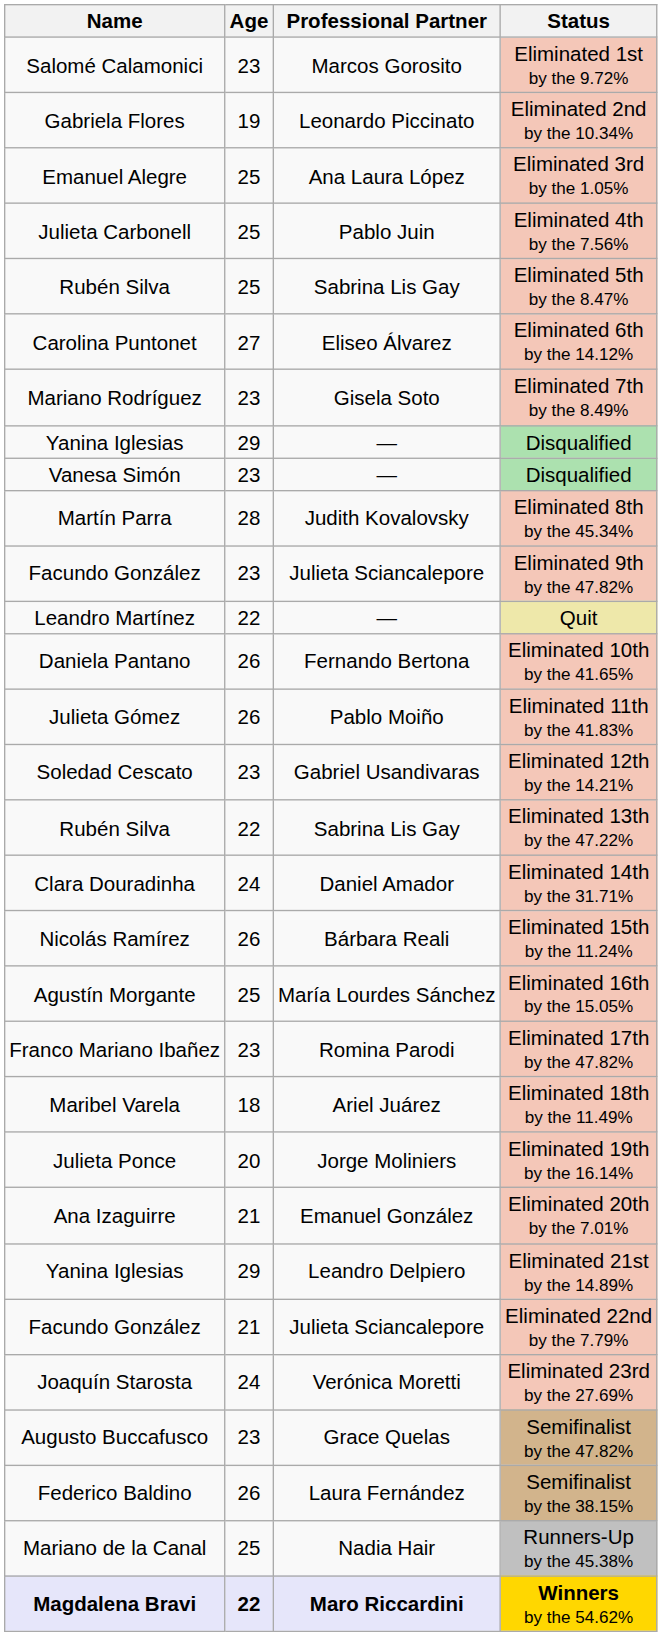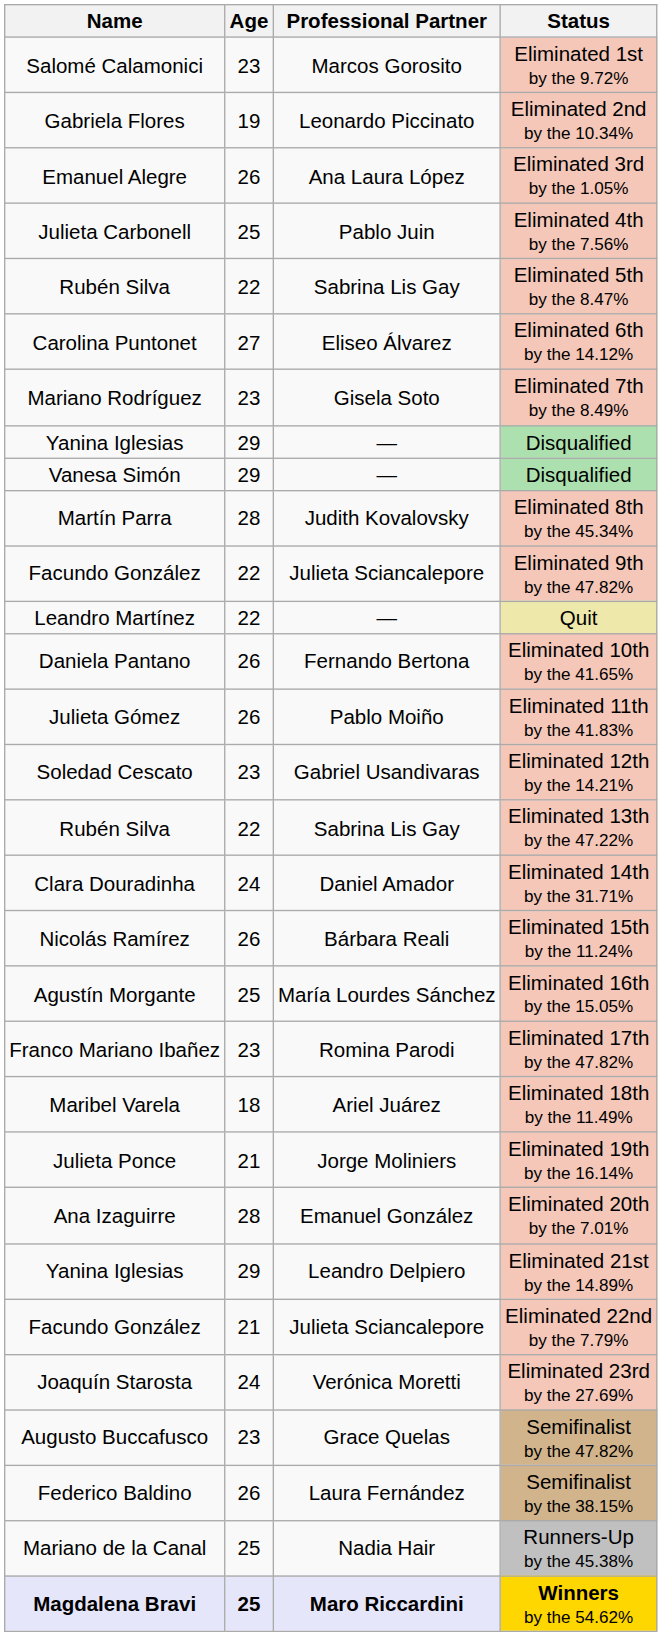(249, 176) 25 -> (249, 176) 26
(249, 287) 25 -> (249, 287) 22
(249, 474) 23 -> (249, 474) 29
(249, 574) 23 -> (249, 574) 22
(249, 1160) 20 -> (249, 1160) 21
(249, 1216) 21 -> (249, 1216) 28
(249, 1604) 22 -> (249, 1604) 25
